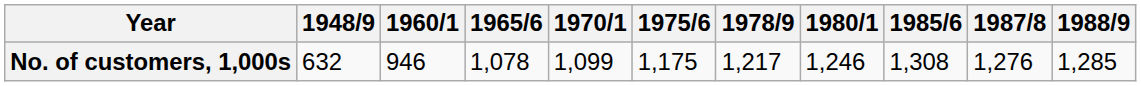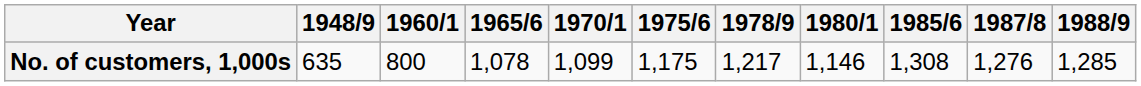(322, 61) 632 -> (322, 61) 635
(406, 61) 946 -> (406, 61) 800
(835, 61) 1,246 -> (835, 61) 1,146
